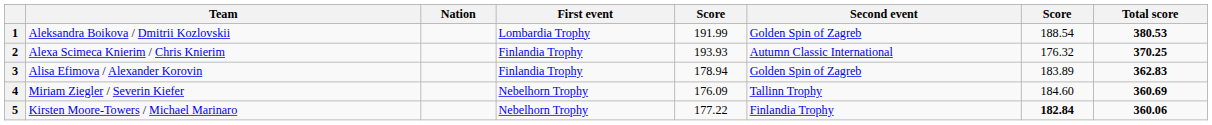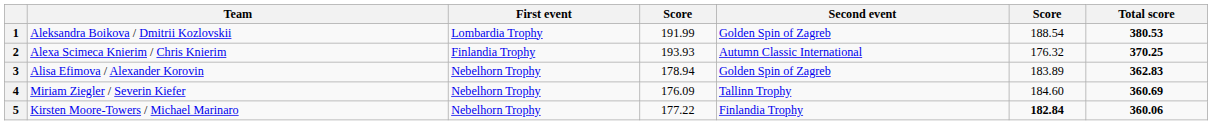- column: (458, 14)
(541, 71) Finlandia Trophy -> (496, 71) Nebelhorn Trophy
